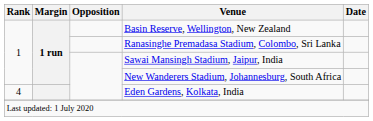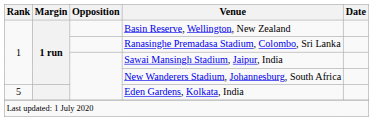(18, 92) 4 -> (18, 92) 5
